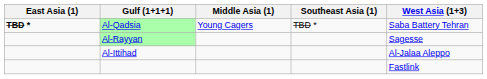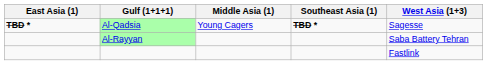(305, 26) normal -> (305, 26) bold
(429, 26) Saba Battery Tehran -> (406, 26) Sagesse
(406, 39) Sagesse -> (429, 39) Saba Battery Tehran
- row: (119, 53)
